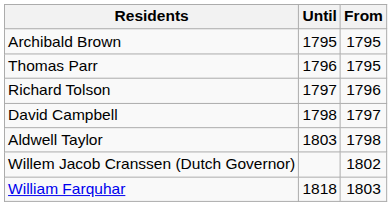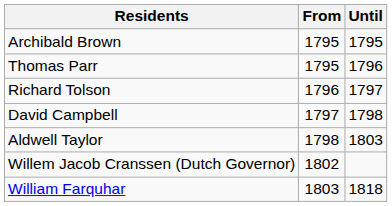columns swapped: (364, 16) <-> (320, 16)
